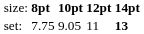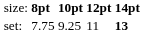(70, 26) 9.05 -> (70, 26) 9.25
